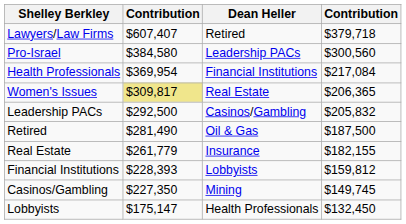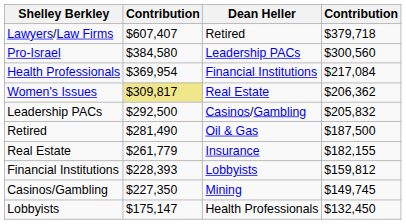(350, 92) $206,365 -> (350, 92) $206,362
